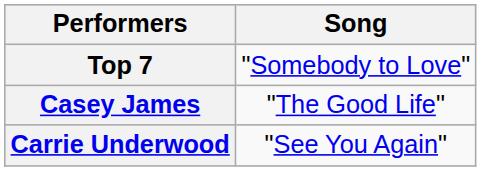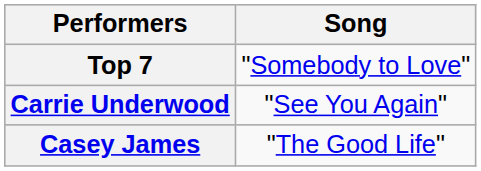rows swapped: (120, 104) <-> (120, 144)
